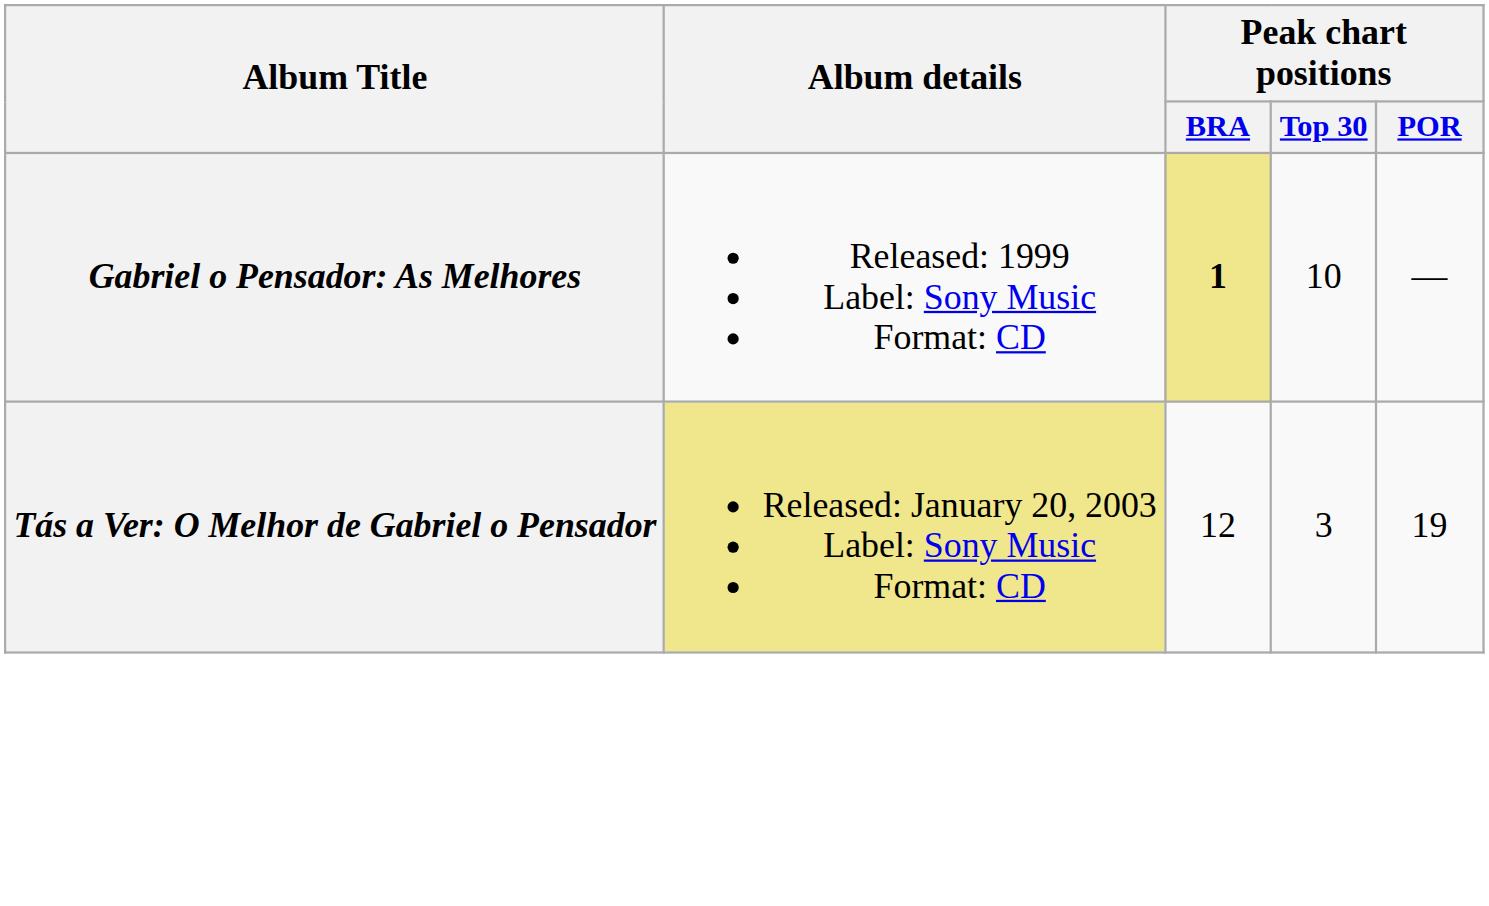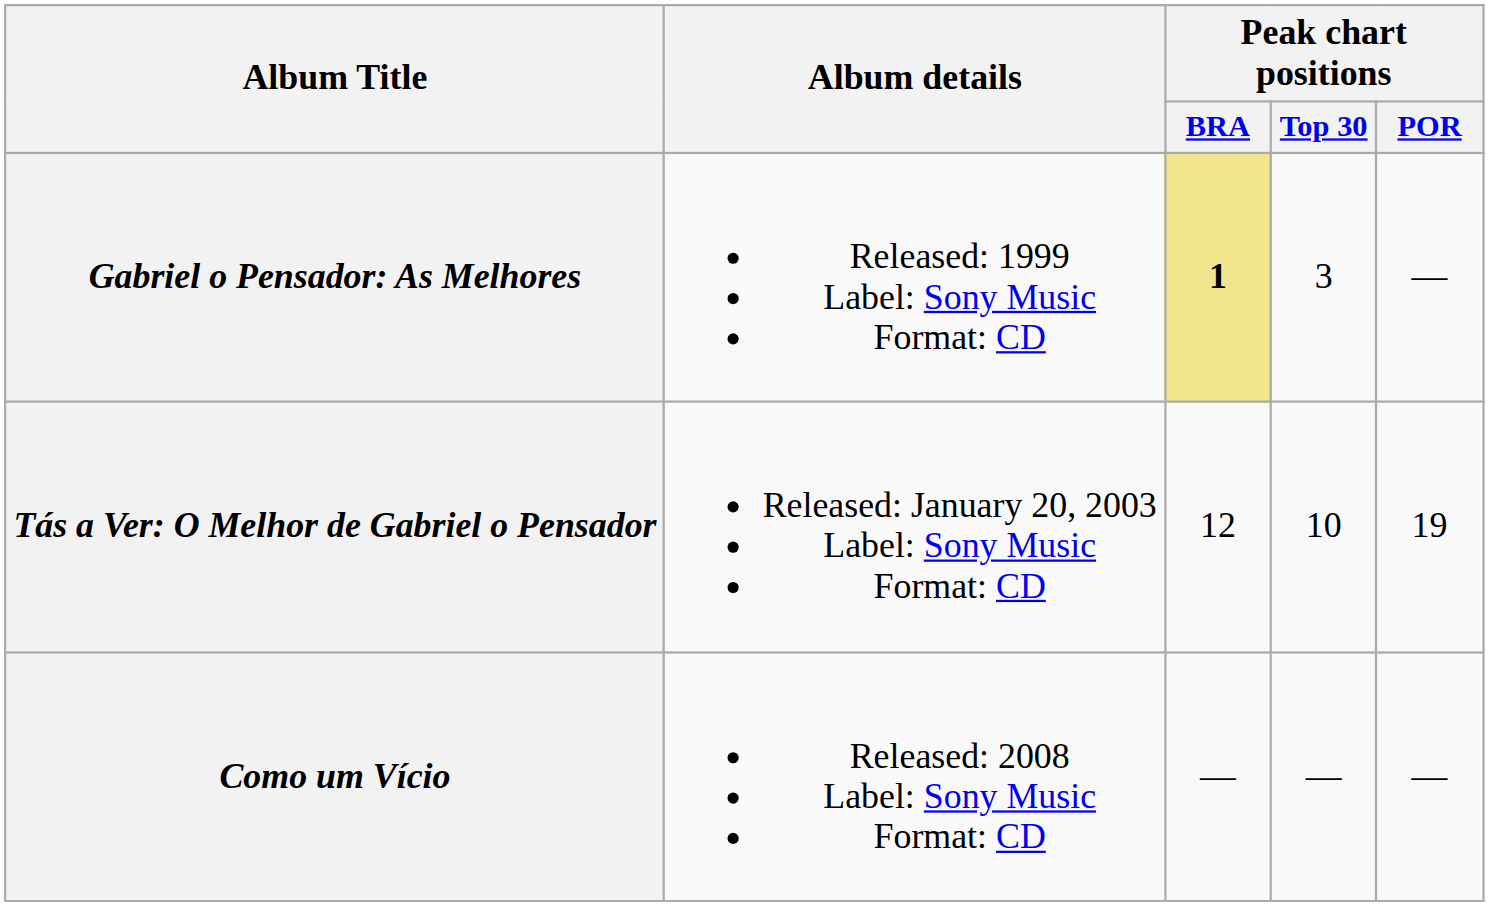(1324, 276) 10 -> (1324, 276) 3
(915, 547) khaki background -> (915, 547) no background
(1324, 526) 3 -> (1324, 526) 10
+ row: (335, 775)
